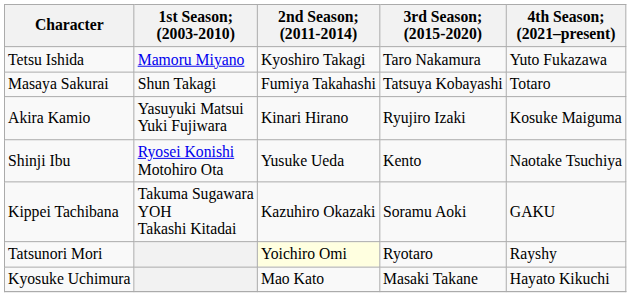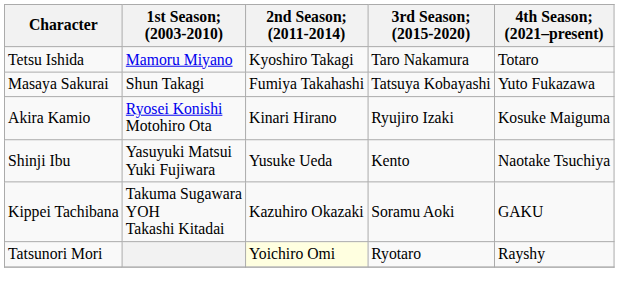(558, 59) Yuto Fukazawa -> (518, 59) Totaro
(530, 84) Totaro -> (547, 84) Yuto Fukazawa
(191, 117) Yasuyuki Matsui Yuki Fujiwara -> (174, 117) Ryosei Konishi Motohiro Ota
(186, 160) Ryosei Konishi Motohiro Ota -> (179, 160) Yasuyuki Matsui Yuki Fujiwara
- row: (69, 279)
